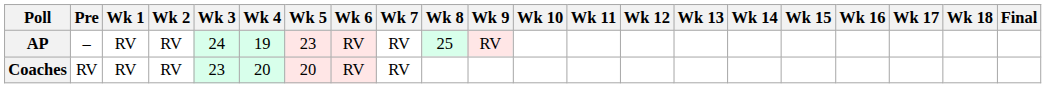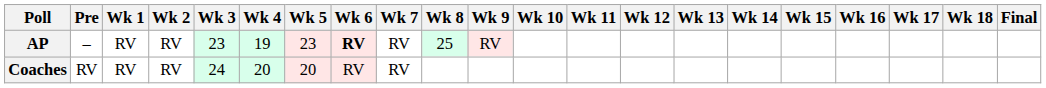(217, 43) 24 -> (217, 43) 23
(354, 43) normal -> (354, 43) bold
(217, 69) 23 -> (217, 69) 24
